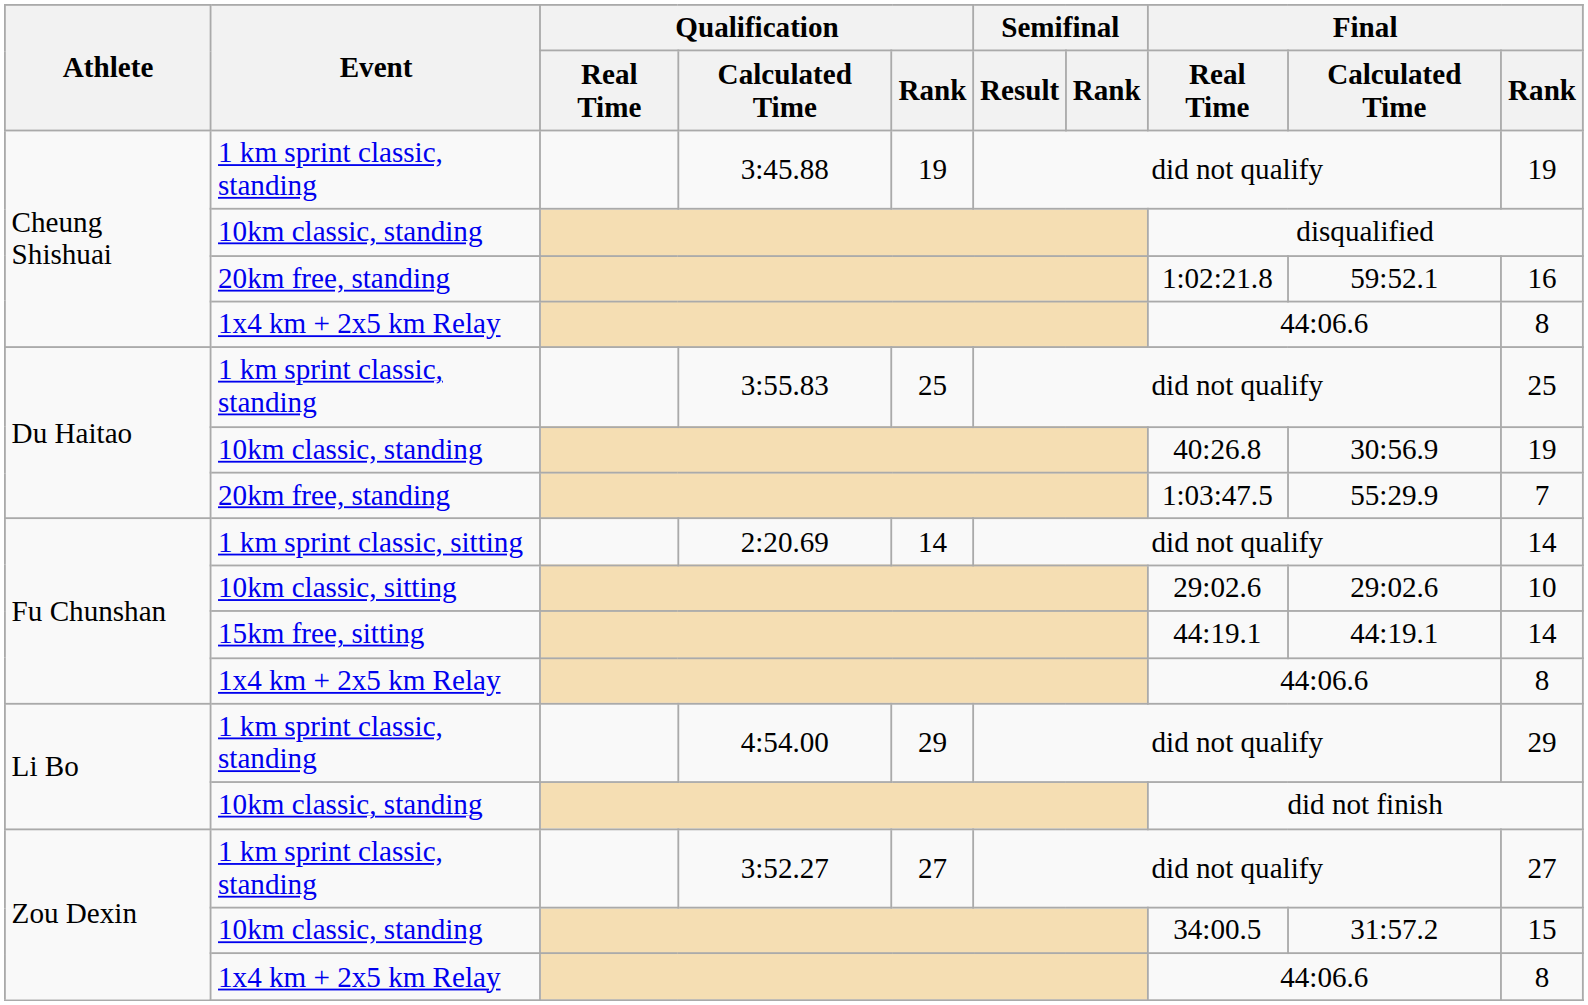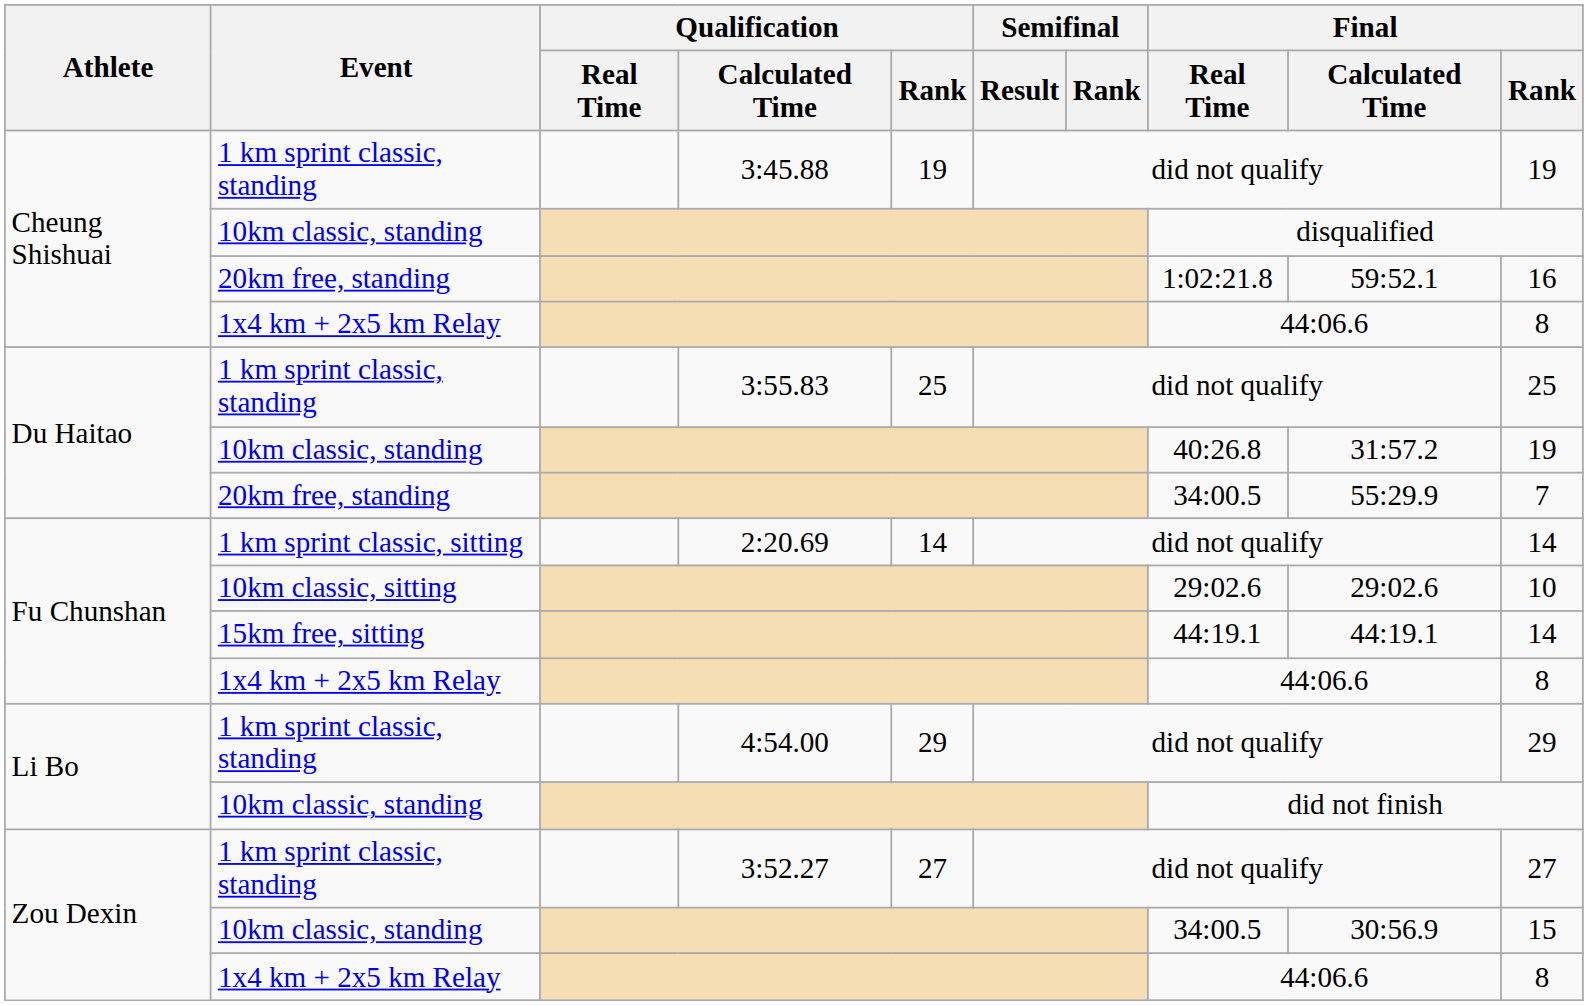(1394, 449) 30:56.9 -> (1394, 449) 31:57.2
(1217, 495) 1:03:47.5 -> (1217, 495) 34:00.5
(1394, 930) 31:57.2 -> (1394, 930) 30:56.9
